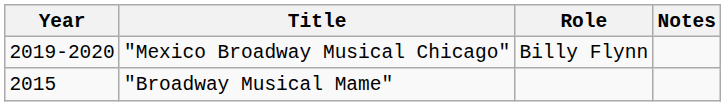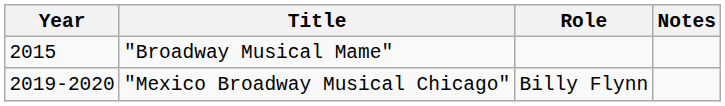rows swapped: (259, 84) <-> (317, 52)
